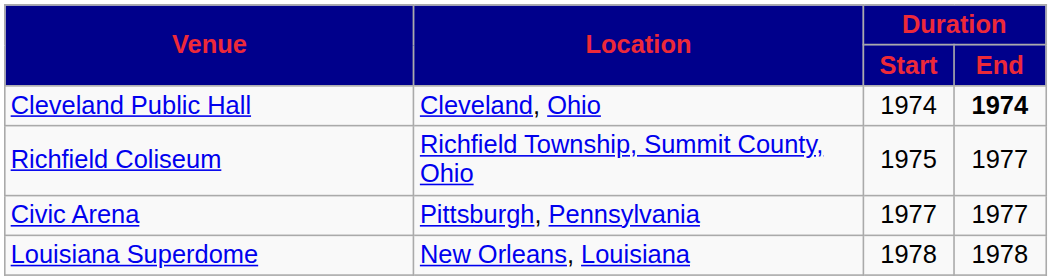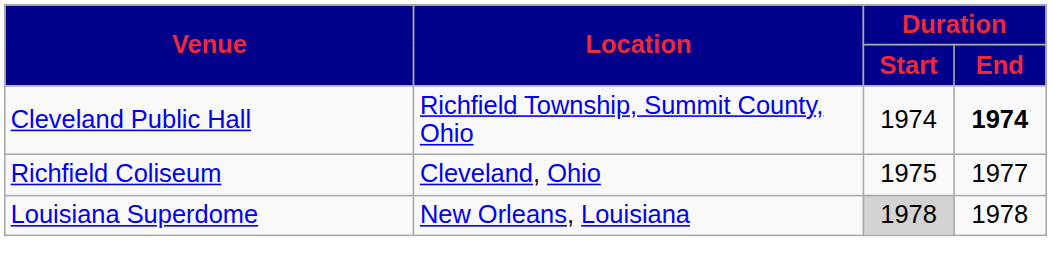(510, 105) Cleveland, Ohio -> (622, 119) Richfield Township, Summit County, Ohio
(622, 160) Richfield Township, Summit County, Ohio -> (510, 174) Cleveland, Ohio
- row: (75, 214)
(909, 255) no background -> (909, 214) lightgrey background
